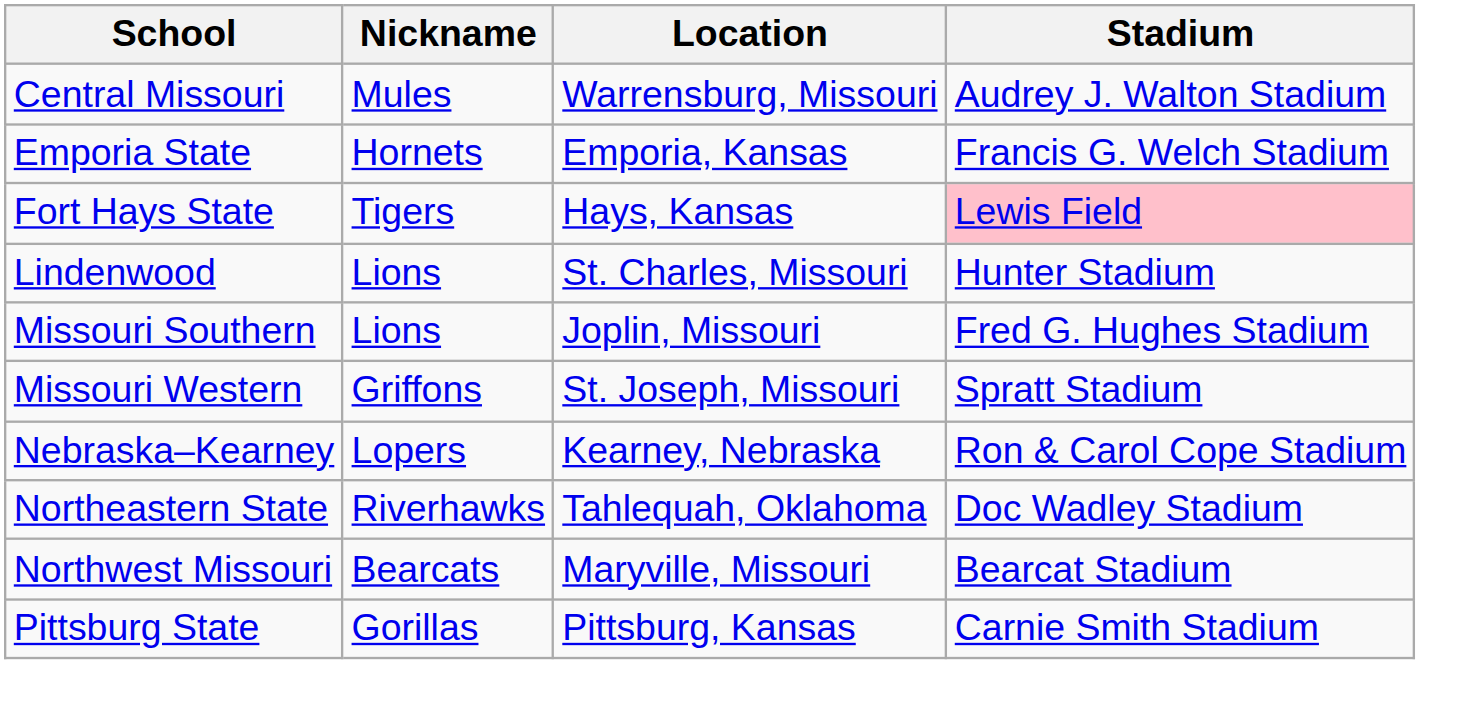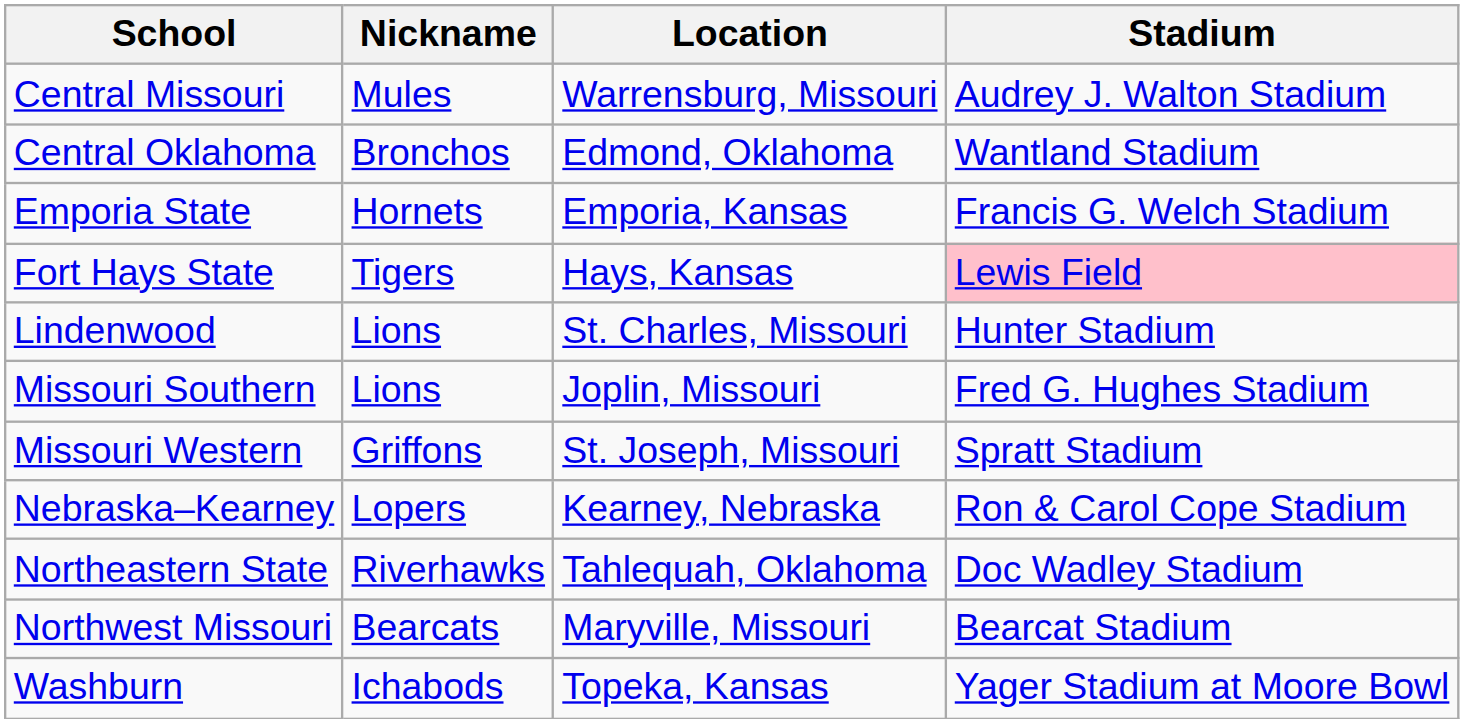+ row: (165, 152)
- row: (137, 627)
+ row: (98, 687)
